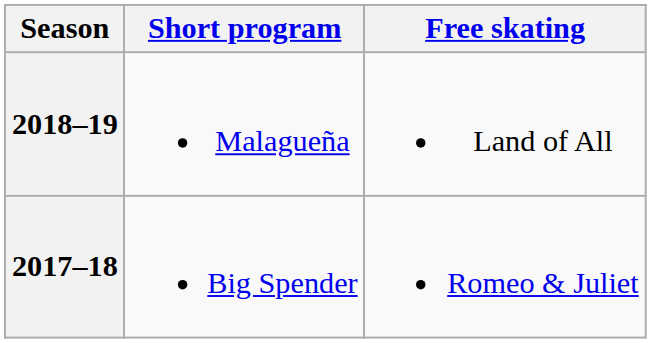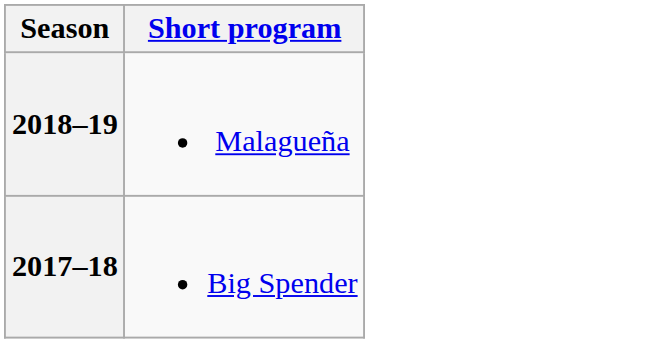- column: (505, 28)
